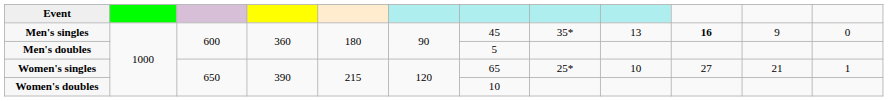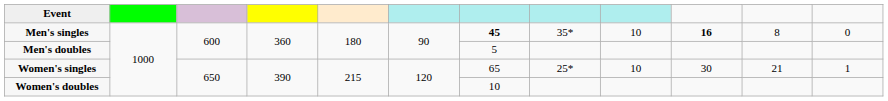(494, 32) normal -> (494, 32) bold
(636, 32) 13 -> (636, 32) 10
(777, 32) 9 -> (777, 32) 8
(706, 68) 27 -> (706, 68) 30
